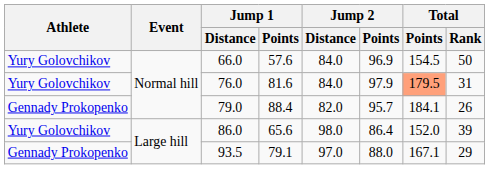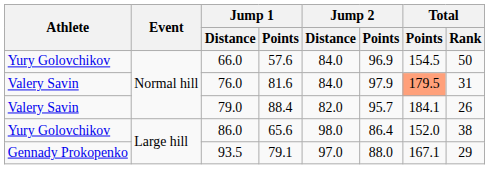(59, 84) Yury Golovchikov -> (43, 84) Valery Savin
(68, 107) Gennady Prokopenko -> (43, 107) Valery Savin
(465, 130) 39 -> (465, 130) 38
